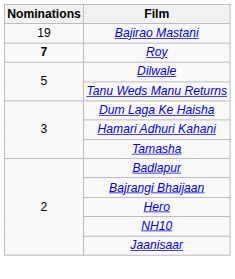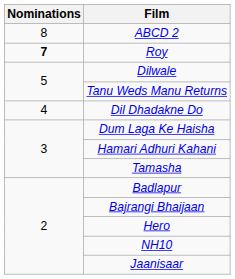- row: (157, 33)
+ row: (157, 33)
+ row: (157, 110)
